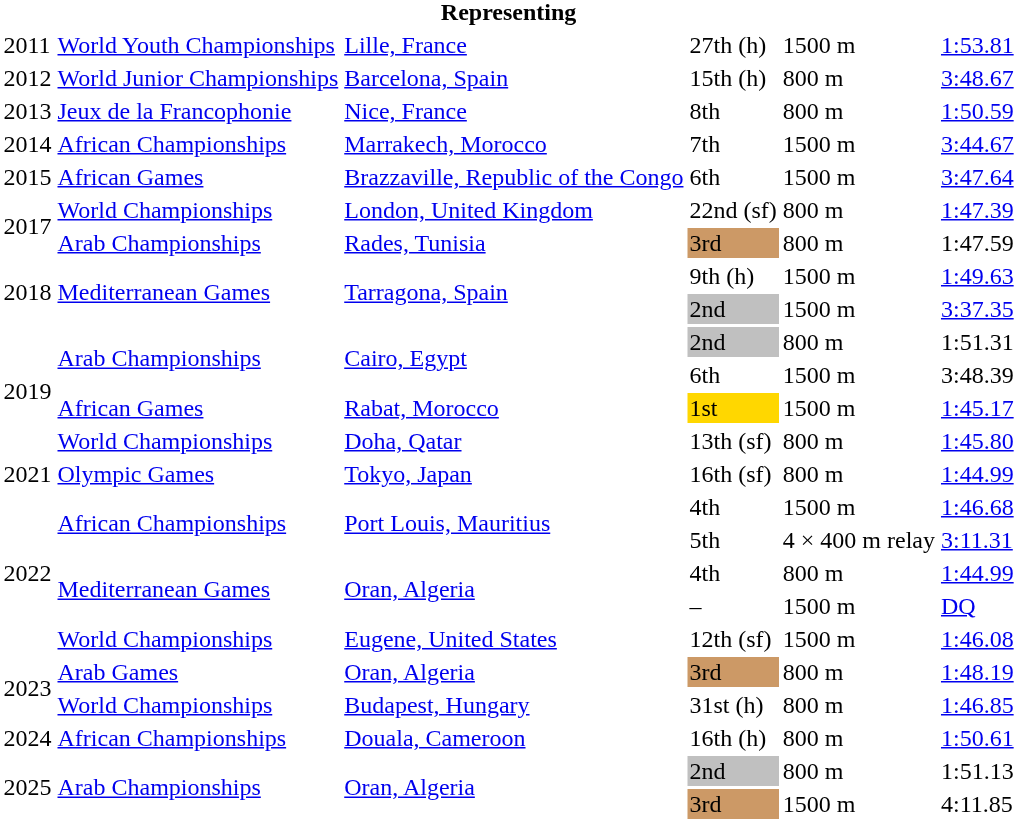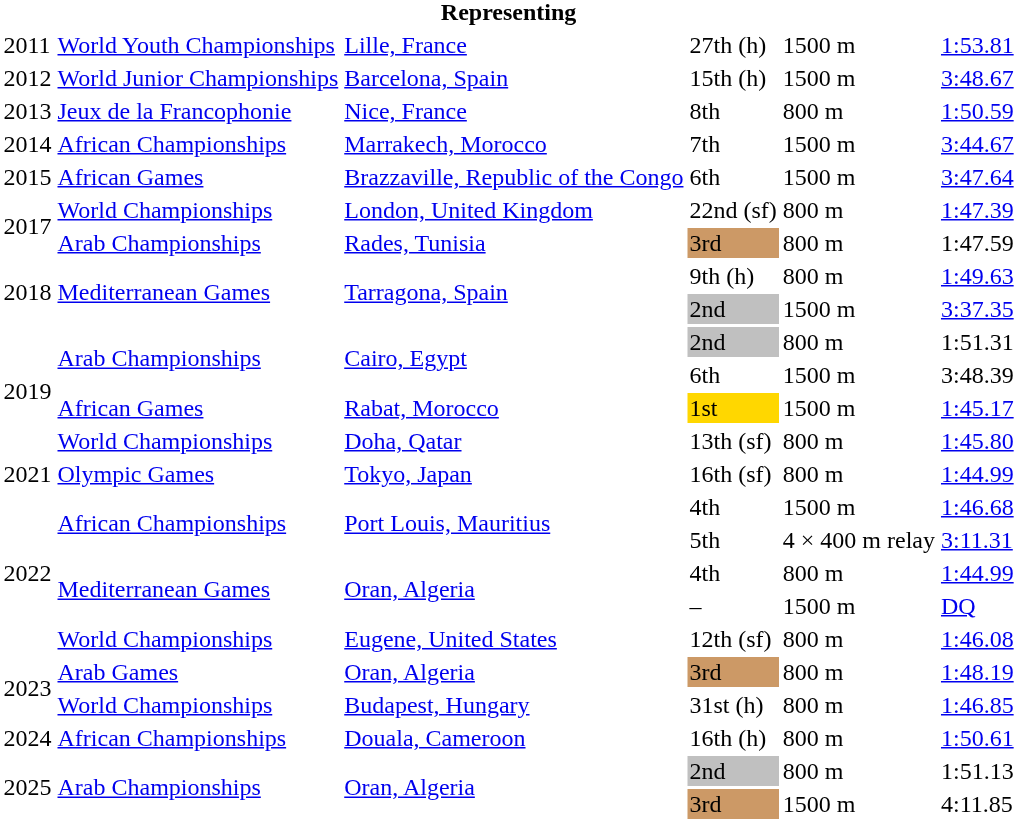(813, 77) 800 m -> (819, 77) 1500 m
(819, 275) 1500 m -> (813, 275) 800 m
(819, 638) 1500 m -> (813, 638) 800 m
